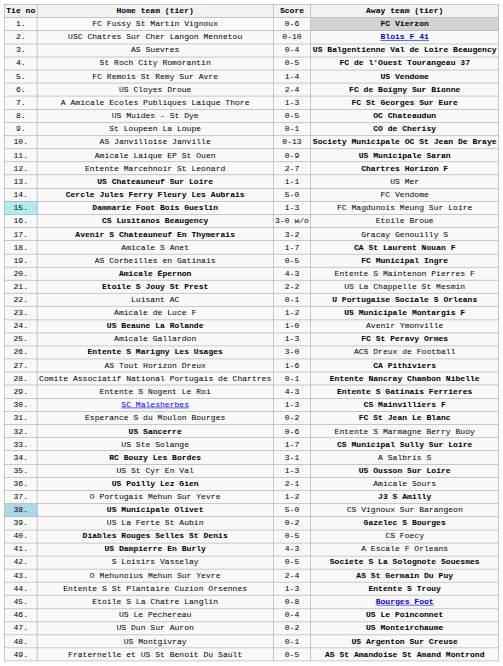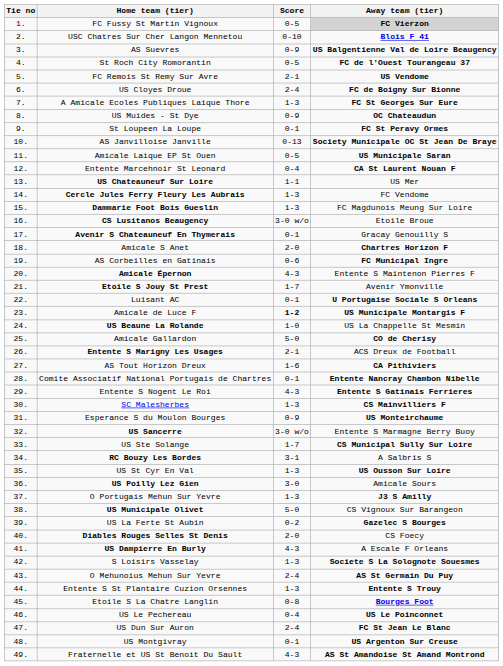(292, 24) 0-6 -> (292, 24) 0-5
(292, 50) 0-4 -> (292, 50) 0-9
(292, 77) 1-4 -> (292, 77) 2-1
(292, 116) 0-5 -> (292, 116) 0-9
(405, 129) CO de Cherisy -> (405, 129) FC St Peravy Ormes
(292, 155) 0-9 -> (292, 155) 0-5
(292, 169) 2-7 -> (292, 169) 0-4
(405, 169) Chartres Horizon F -> (405, 169) CA St Laurent Nouan F
(292, 195) 5-0 -> (292, 195) 1-3
(21, 208) paleturquoise background -> (21, 208) no background
(292, 234) 3-2 -> (292, 234) 0-1
(292, 247) 1-7 -> (292, 247) 2-0
(405, 247) CA St Laurent Nouan F -> (405, 247) Chartres Horizon F
(292, 260) 0-5 -> (292, 260) 0-6
(292, 287) 2-2 -> (292, 287) 1-7
(405, 287) US La Chappelle St Mesmin -> (405, 287) Avenir Ymonville
(292, 313) normal -> (292, 313) bold
(405, 326) Avenir Ymonville -> (405, 326) US La Chappelle St Mesmin
(292, 339) 1-3 -> (292, 339) 5-0
(405, 339) FC St Peravy Ormes -> (405, 339) CO de Cherisy
(292, 352) 3-0 -> (292, 352) 2-1
(292, 418) 0-2 -> (292, 418) 0-9
(405, 418) FC St Jean Le Blanc -> (405, 418) US Monteirchaume
(292, 431) 0-6 -> (292, 431) 3-0 w/o
(292, 484) 2-1 -> (292, 484) 3-0
(292, 497) 1-2 -> (292, 497) 1-3
(21, 510) lightblue background -> (21, 510) no background
(292, 536) 0-5 -> (292, 536) 2-0
(292, 563) 0-5 -> (292, 563) 1-3
(292, 628) 0-2 -> (292, 628) 2-4
(405, 628) US Monteirchaume -> (405, 628) FC St Jean Le Blanc
(292, 655) 0-5 -> (292, 655) 4-3
